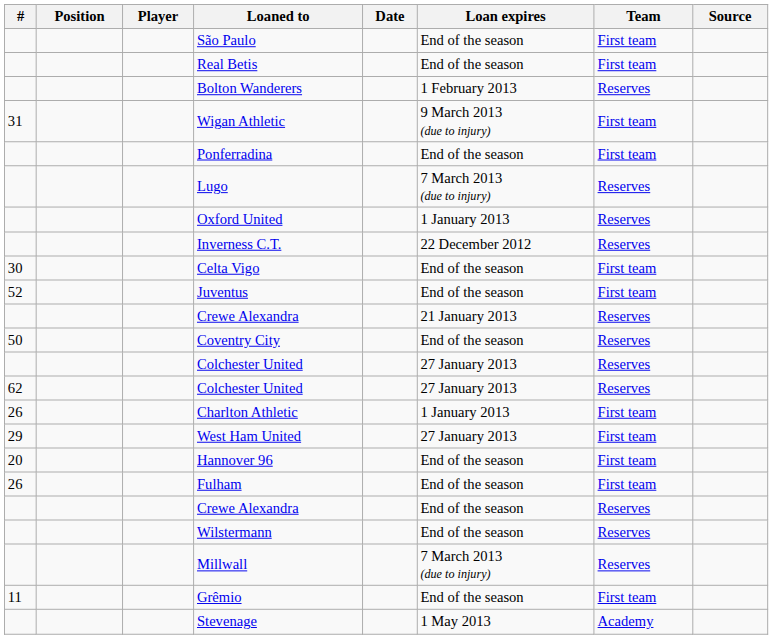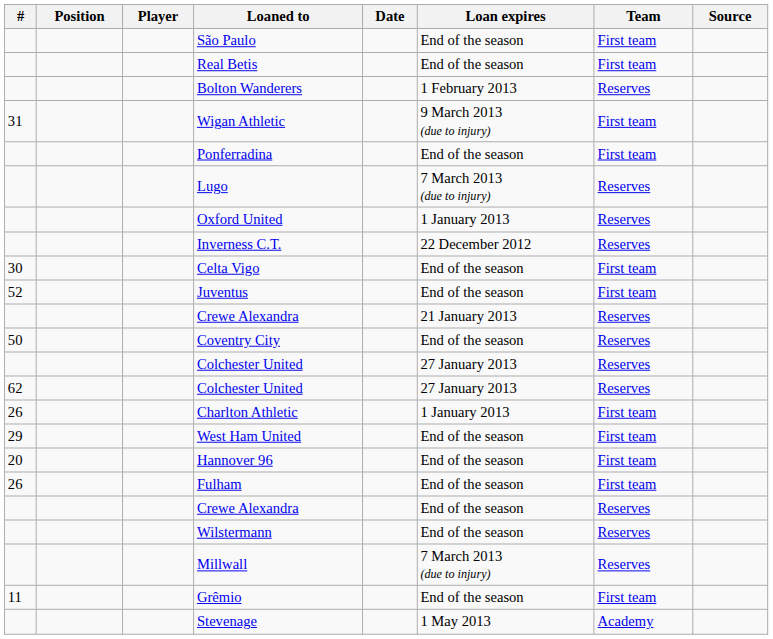(469, 436) 27 January 2013 -> (472, 436) End of the season
